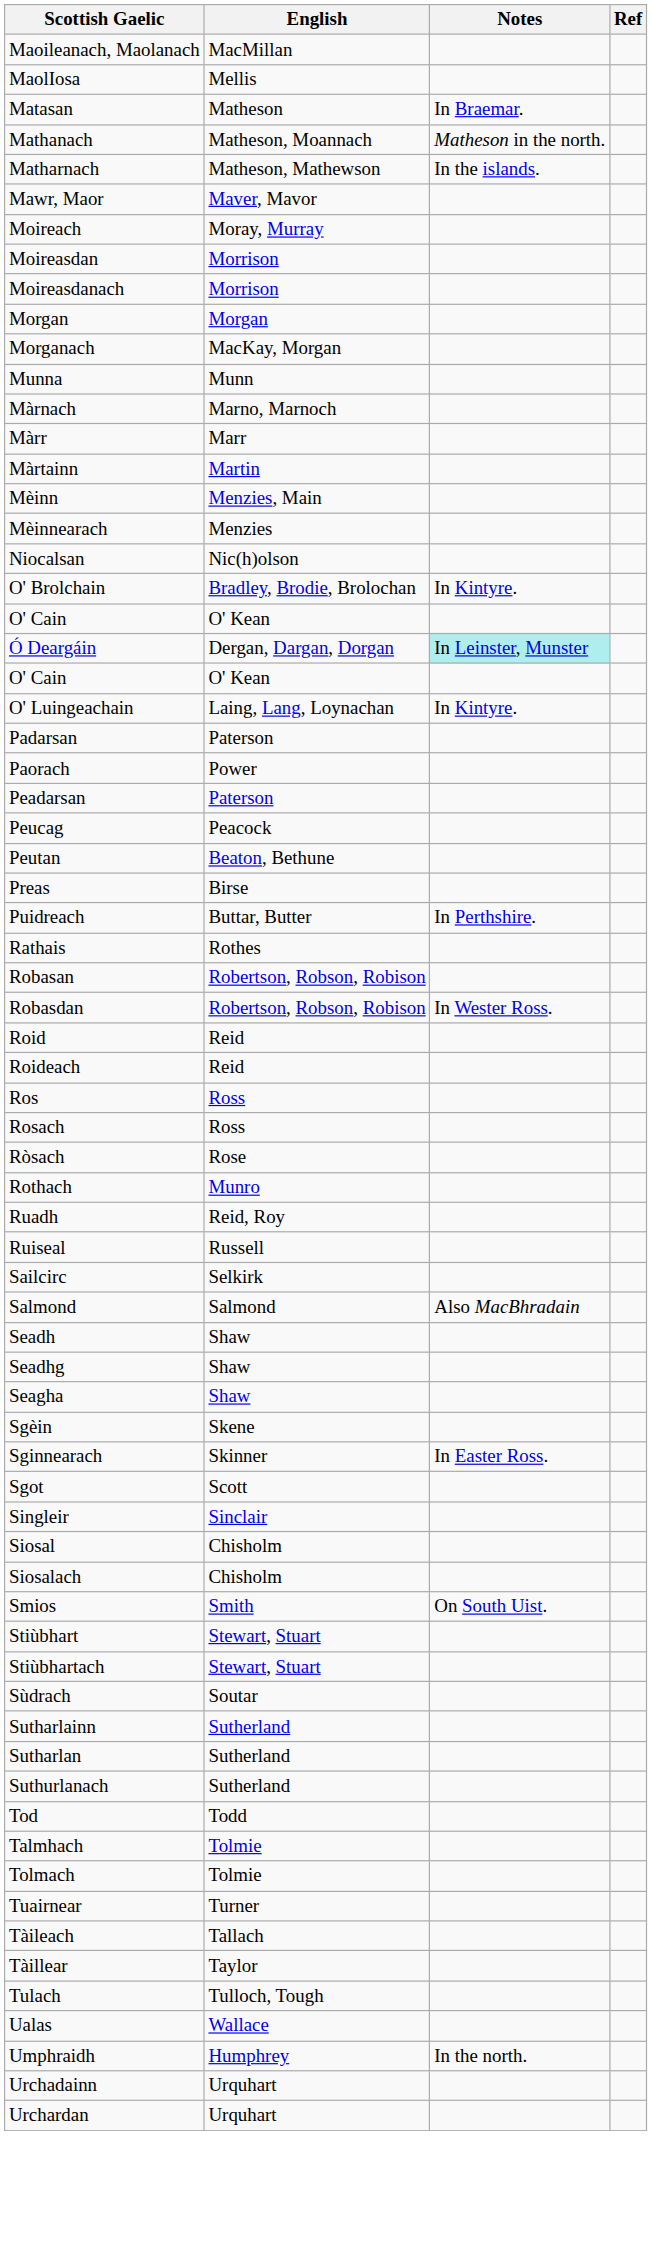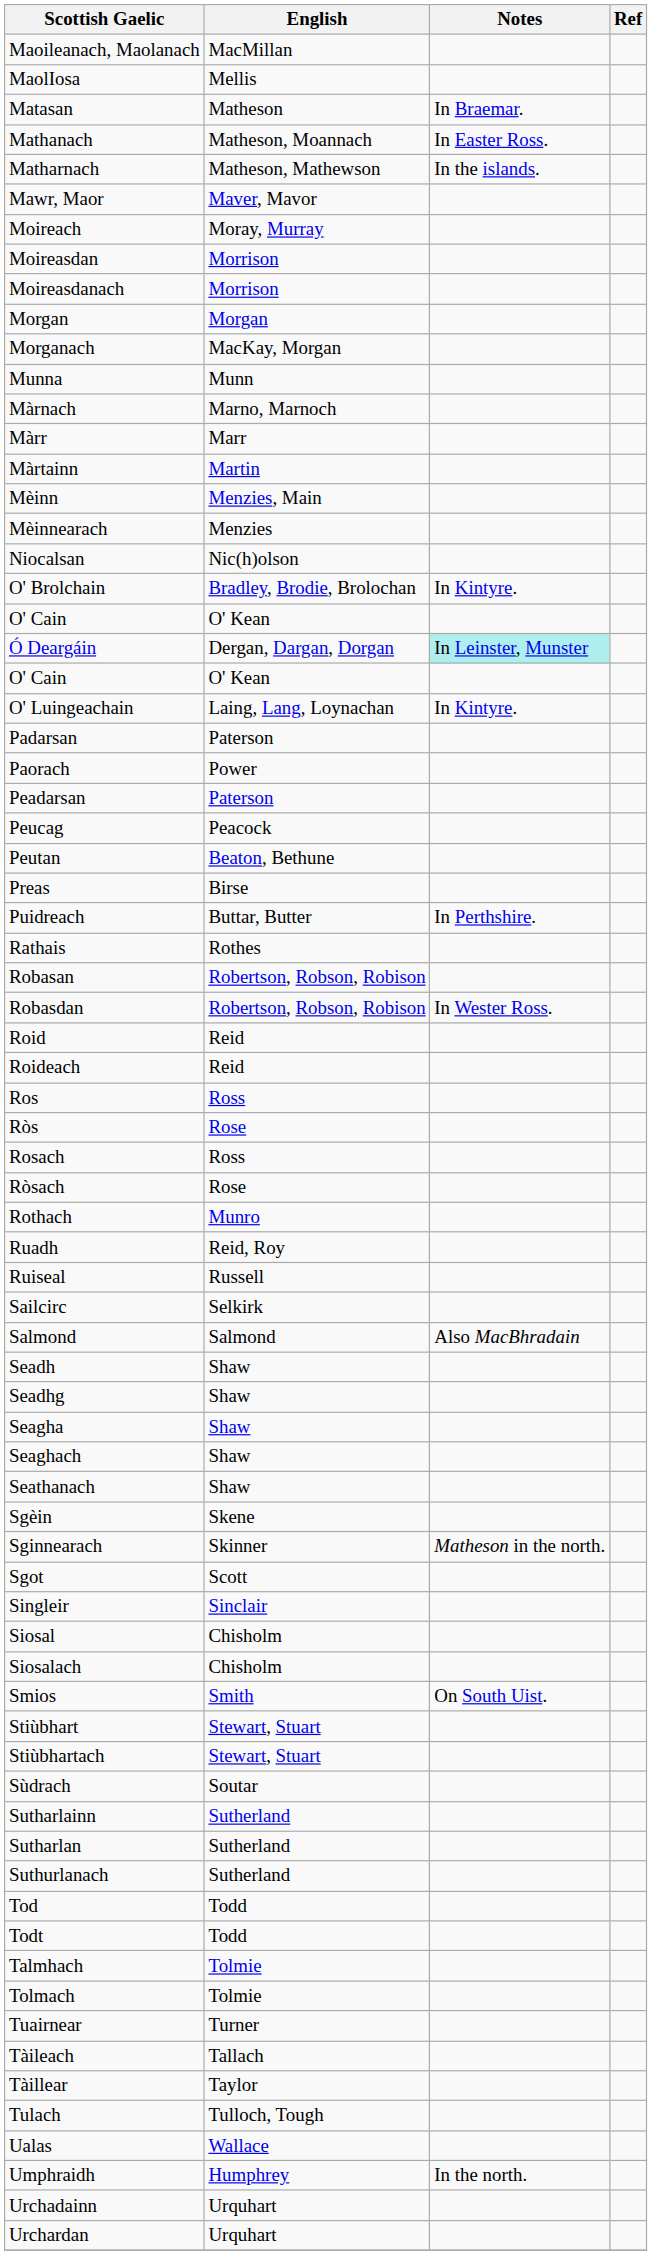(520, 139) Matheson in the north. -> (491, 139) In Easter Ross.
+ row: (24, 1127)
+ row: (45, 1456)
+ row: (52, 1486)
(491, 1456) In Easter Ross. -> (520, 1546) Matheson in the north.
+ row: (26, 1935)
